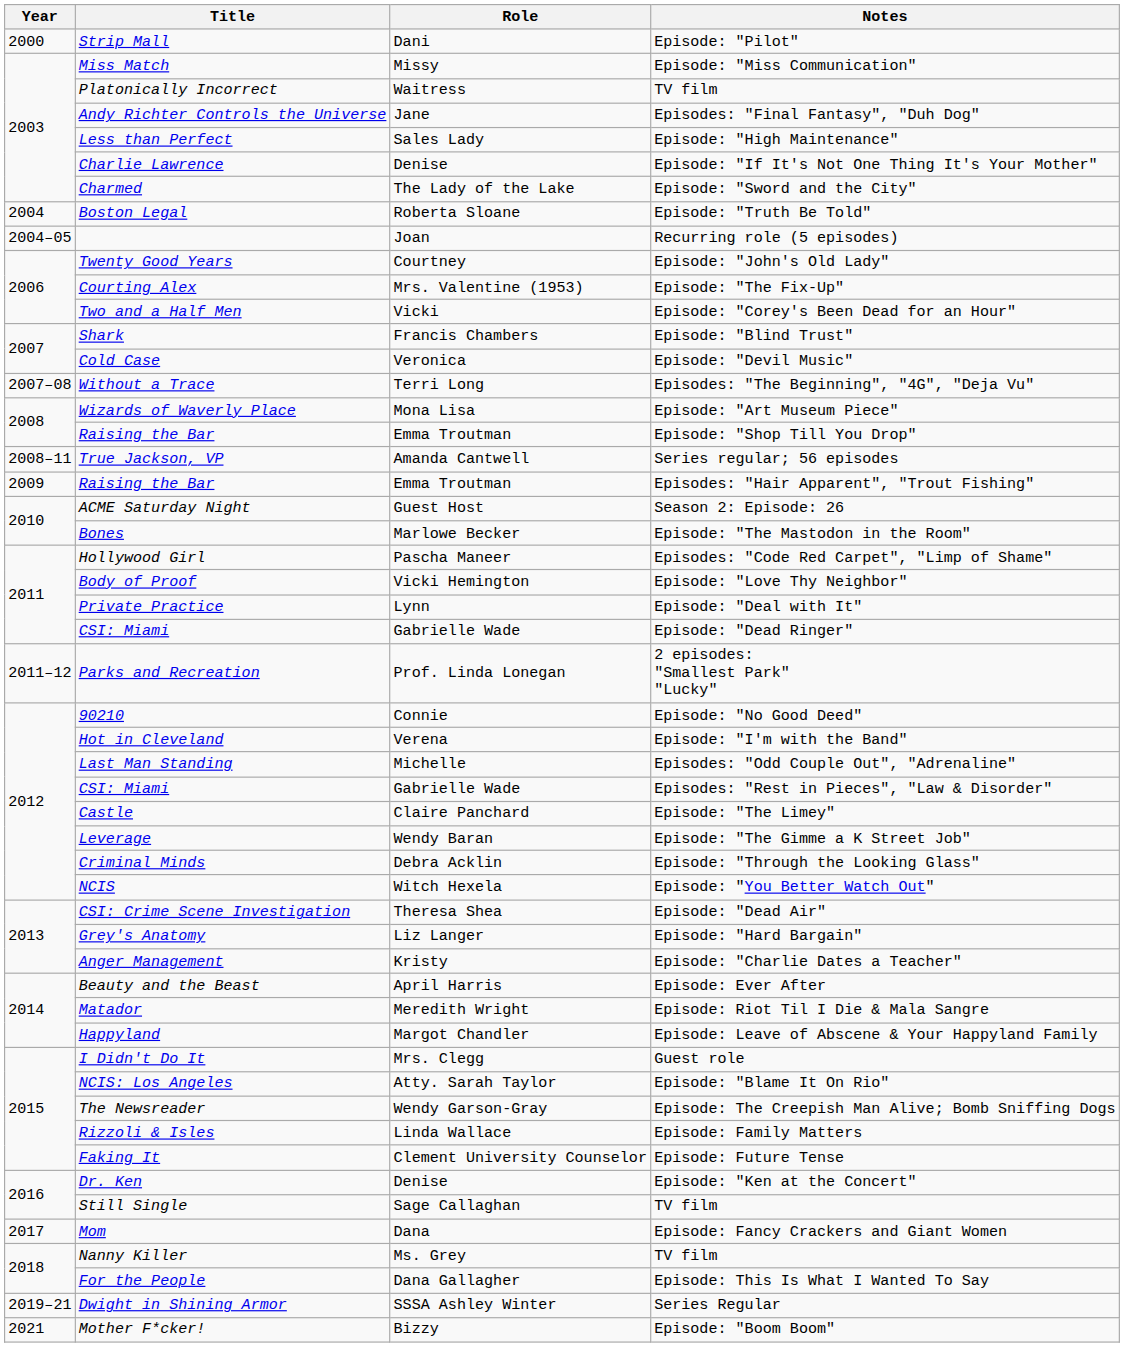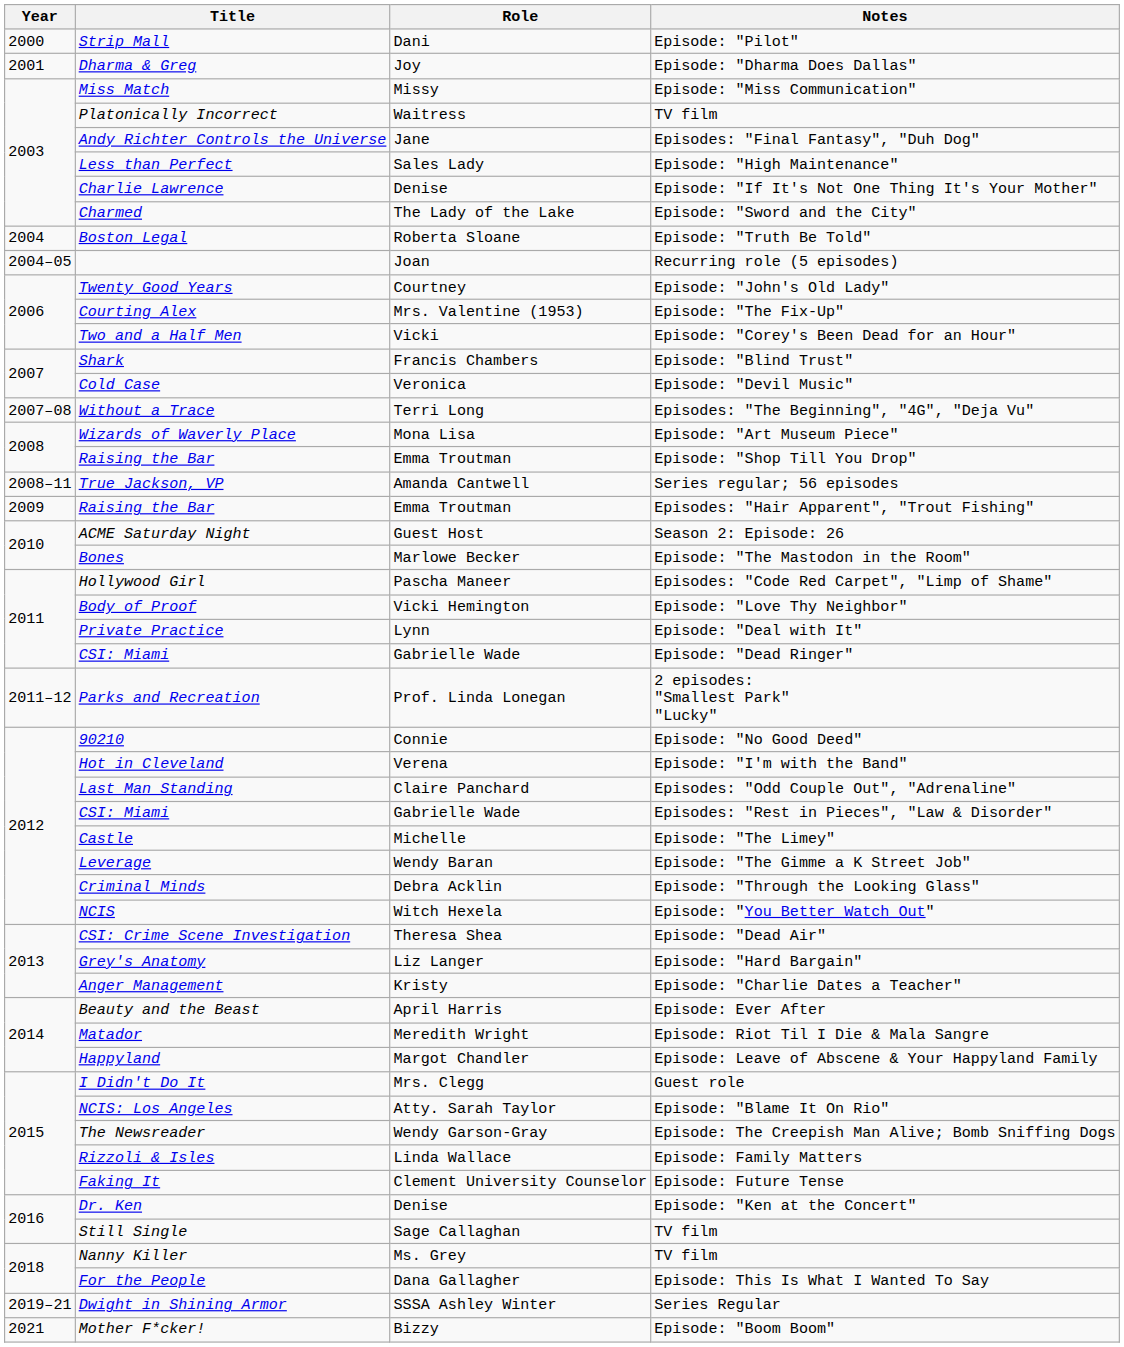+ row: (138, 66)
(430, 764) Michelle -> (461, 789) Claire Panchard
(461, 814) Claire Panchard -> (430, 838) Michelle
- row: (92, 1231)
